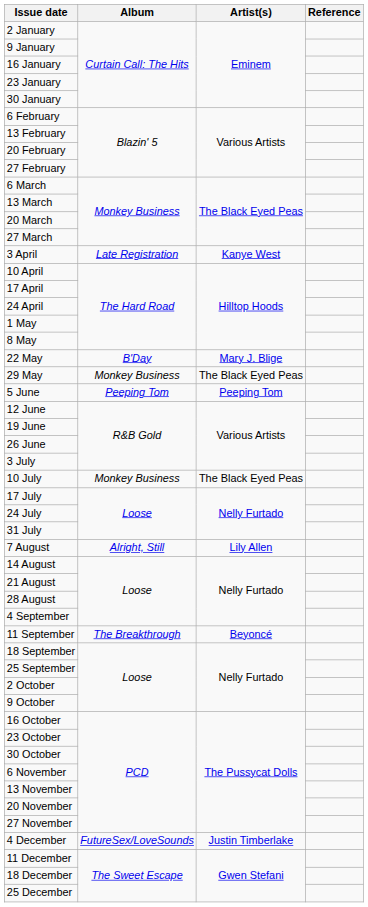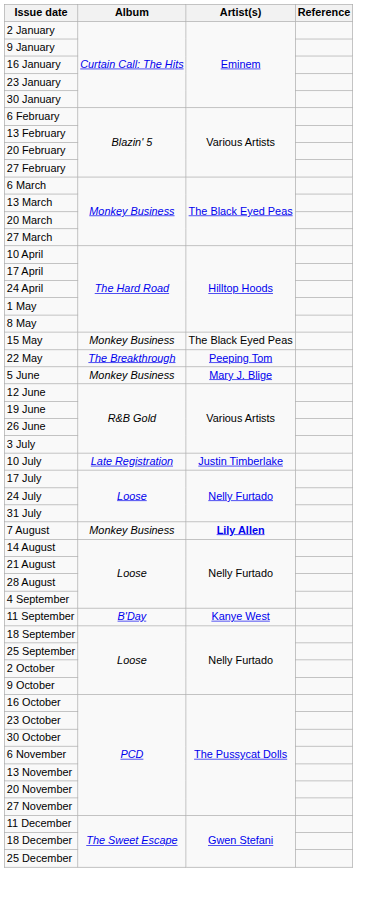- row: (22, 254)
+ row: (25, 340)
(137, 358) B'Day -> (132, 358) The Breakthrough
(251, 358) Mary J. Blige -> (241, 358) Peeping Tom
- row: (25, 375)
(137, 392) Peeping Tom -> (132, 375) Monkey Business
(251, 392) Peeping Tom -> (241, 375) Mary J. Blige
(137, 479) Monkey Business -> (132, 461) Late Registration
(251, 479) The Black Eyed Peas -> (241, 461) Justin Timberlake
(137, 548) Alright, Still -> (132, 530) Monkey Business
(251, 548) normal -> (241, 530) bold
(137, 634) The Breakthrough -> (132, 617) B'Day
(251, 634) Beyoncé -> (241, 617) Kanye West
- row: (36, 841)
